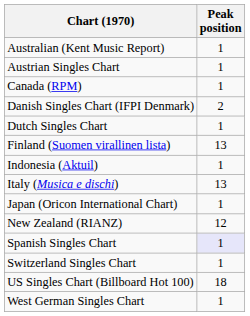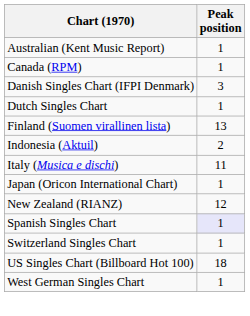- row: (63, 67)
(221, 106) 2 -> (221, 86) 3
(221, 164) 1 -> (221, 145) 2
(221, 184) 13 -> (221, 164) 11
